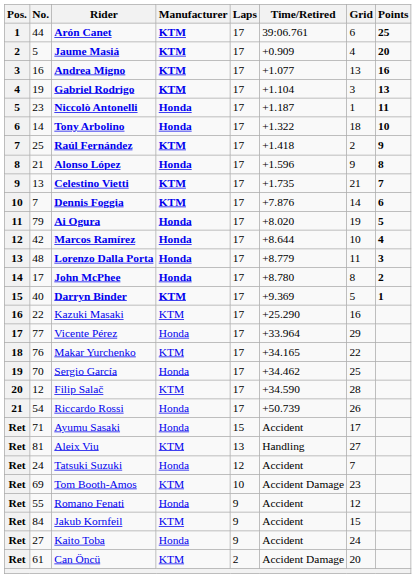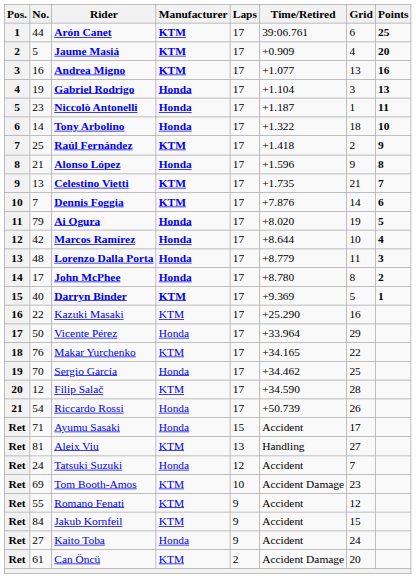(172, 89) KTM -> (175, 89) Honda
(38, 333) 77 -> (38, 333) 50
(174, 502) Honda -> (171, 502) KTM
